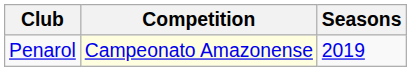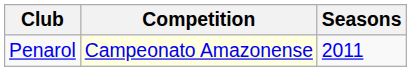(343, 50) 2019 -> (343, 50) 2011
